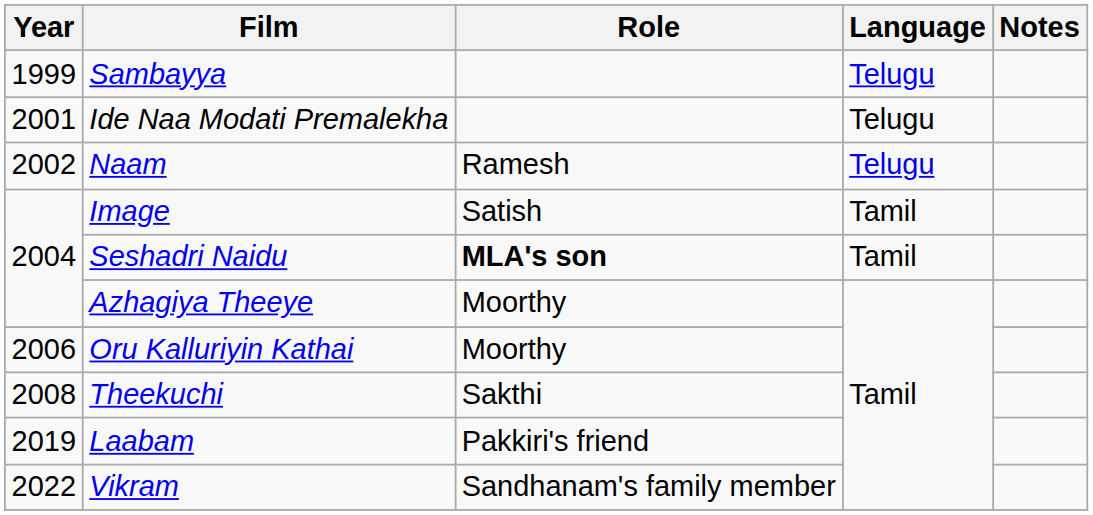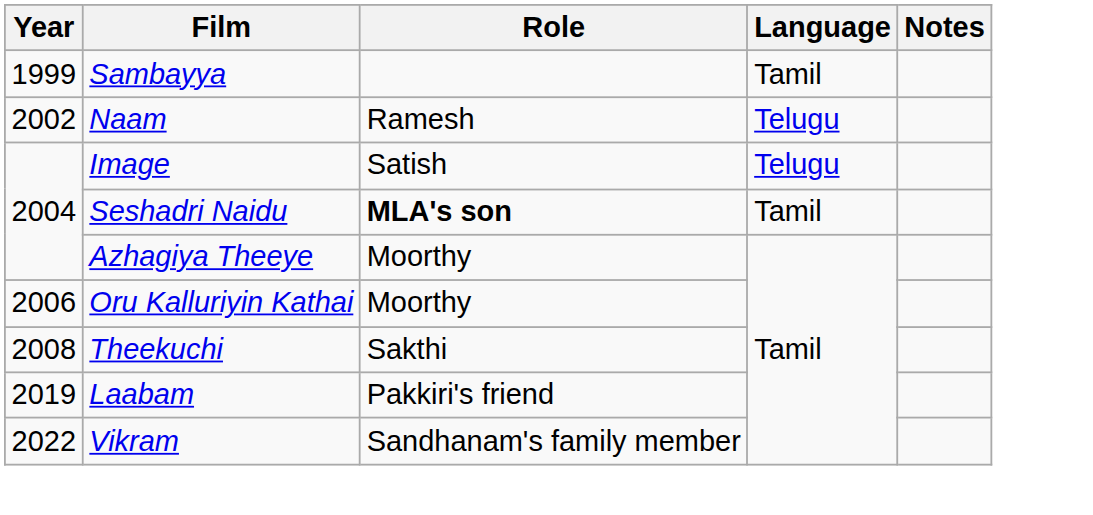(892, 73) Telugu -> (788, 73) Tamil
- row: (269, 119)
(883, 211) Tamil -> (797, 165) Telugu
